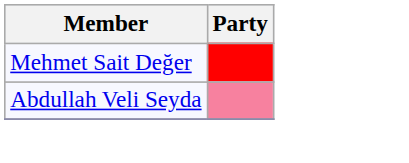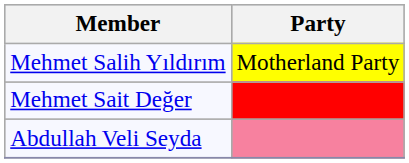+ row: (118, 62)
